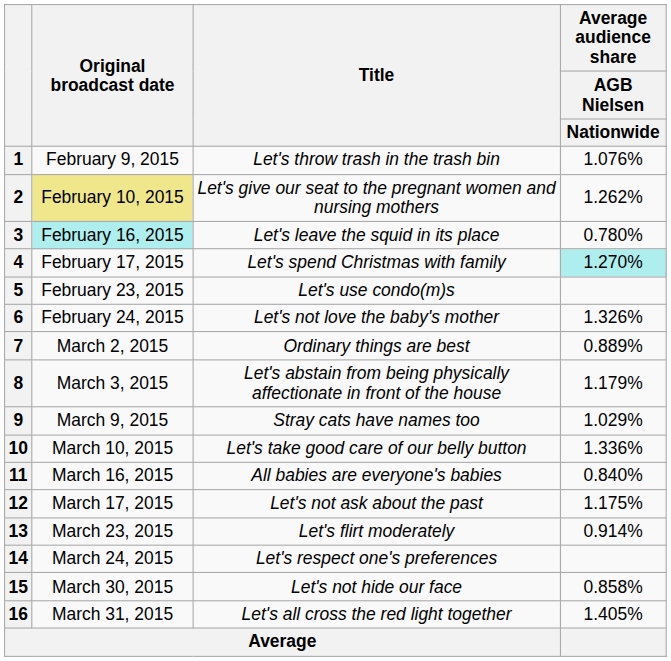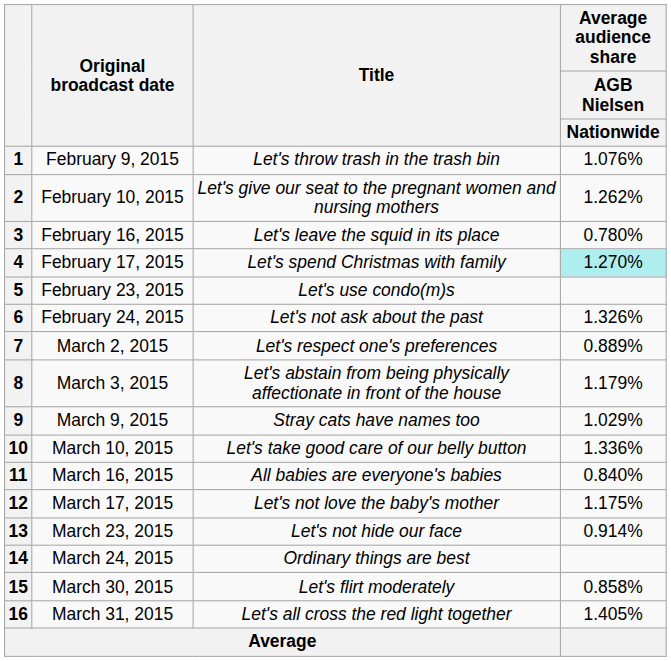(113, 197) khaki background -> (113, 197) no background
(113, 235) paleturquoise background -> (113, 235) no background
(377, 318) Let's not love the baby's mother -> (377, 318) Let's not ask about the past
(377, 345) Ordinary things are best -> (377, 345) Let's respect one's preferences
(377, 503) Let's not ask about the past -> (377, 503) Let's not love the baby's mother
(377, 531) Let's flirt moderately -> (377, 531) Let's not hide our face
(377, 558) Let's respect one's preferences -> (377, 558) Ordinary things are best
(377, 586) Let's not hide our face -> (377, 586) Let's flirt moderately
